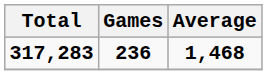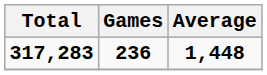(215, 54) 1,468 -> (215, 54) 1,448
